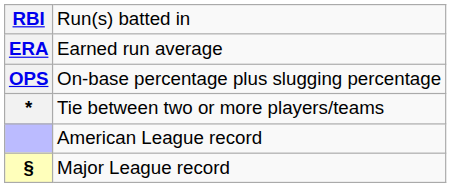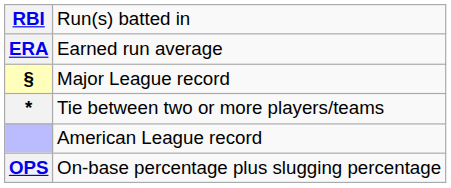rows swapped: (249, 78) <-> (143, 167)
